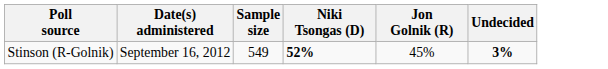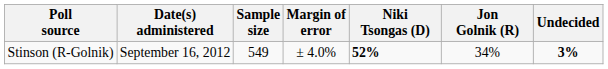+ column: (316, 23)
(422, 52) 45% -> (487, 52) 34%
